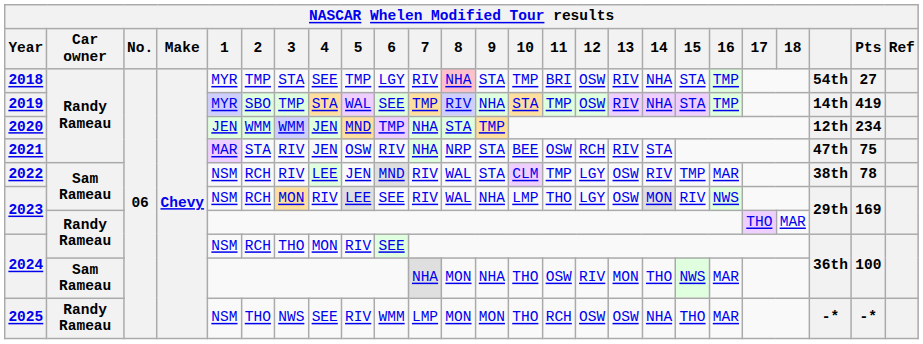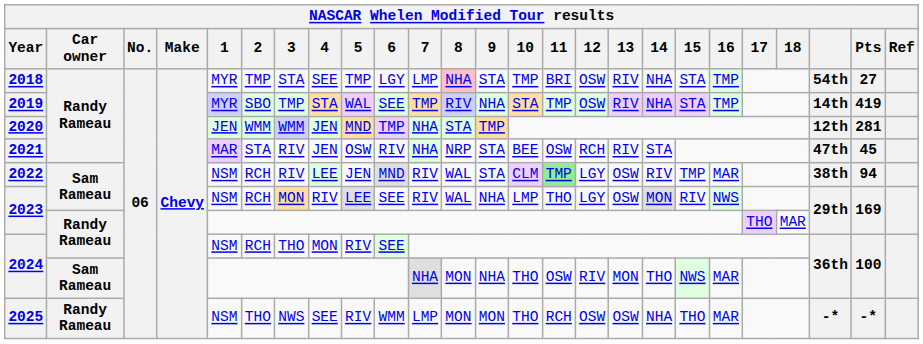(425, 80) RIV -> (425, 80) LMP
(868, 127) 234 -> (868, 127) 281
(868, 151) 75 -> (868, 151) 45
(559, 175) no background -> (559, 175) lightgreen background
(868, 175) 78 -> (868, 175) 94
